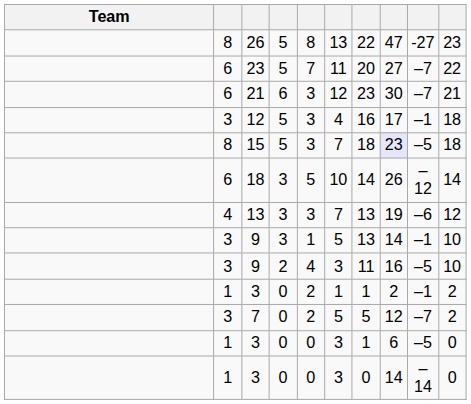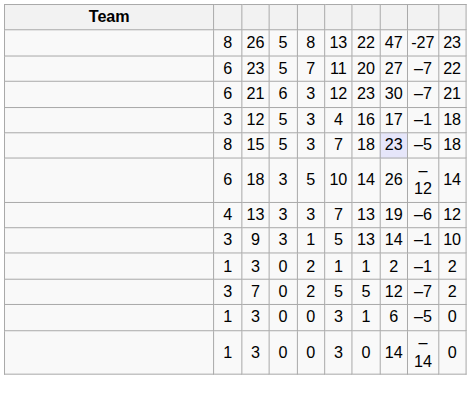- row: (255, 266)
